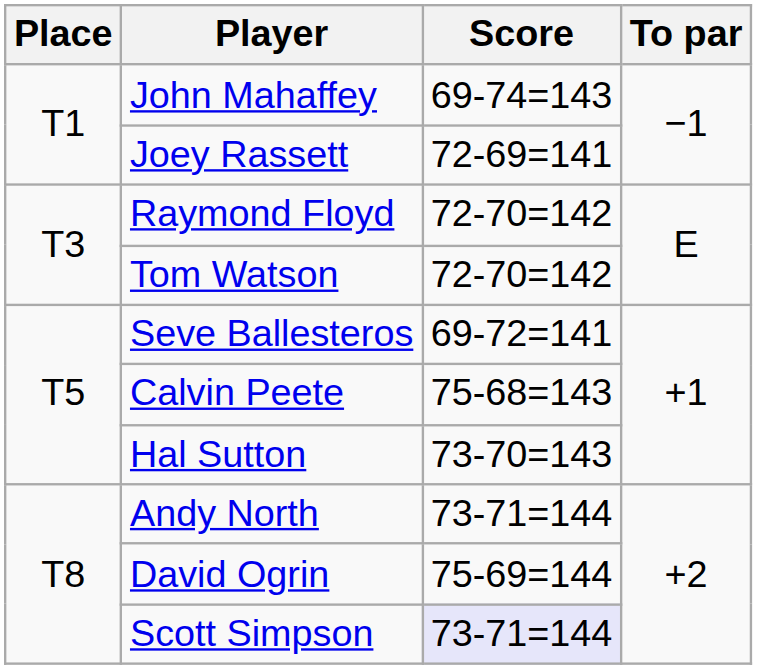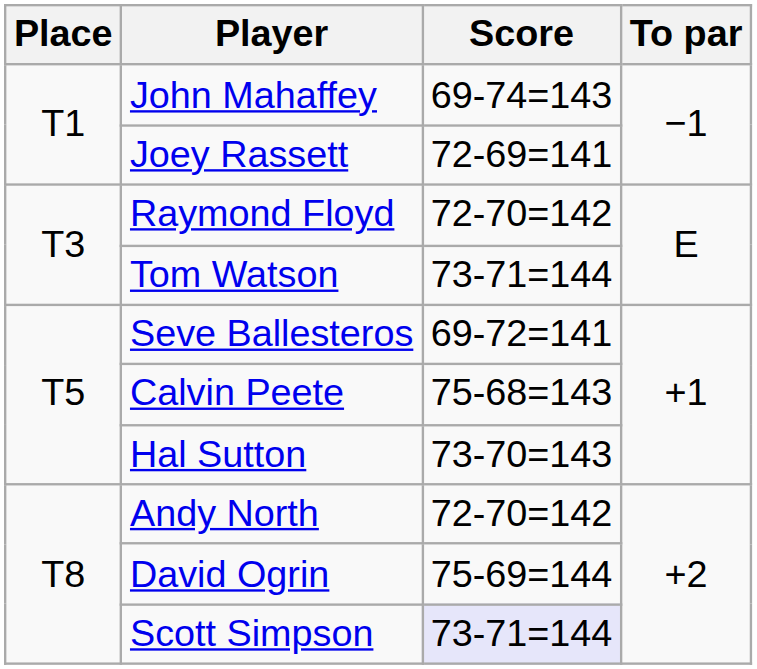(522, 273) 72-70=142 -> (522, 273) 73-71=144
(522, 513) 73-71=144 -> (522, 513) 72-70=142
